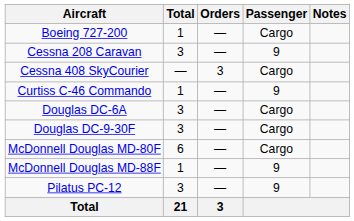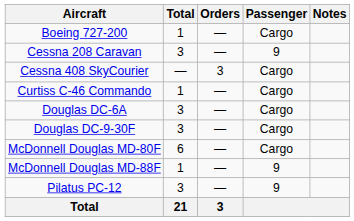(276, 91) 9 -> (276, 91) Cargo
